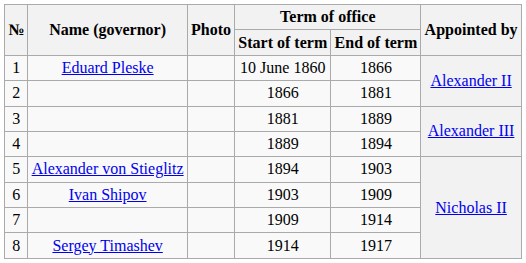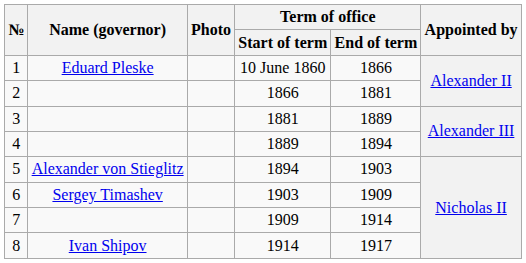(108, 194) Ivan Shipov -> (108, 194) Sergey Timashev
(108, 245) Sergey Timashev -> (108, 245) Ivan Shipov
